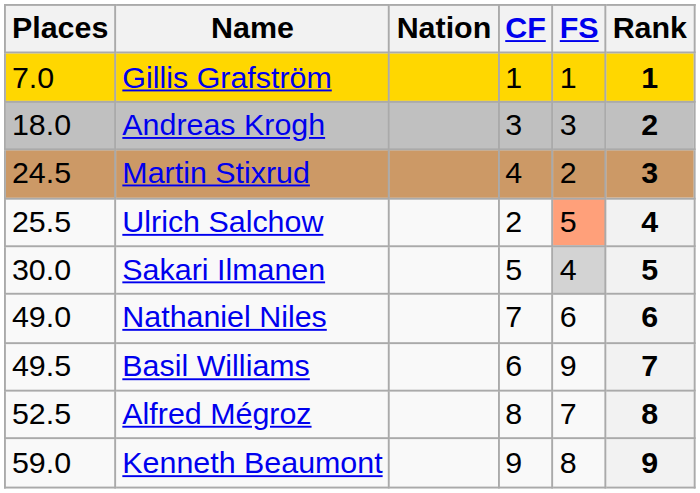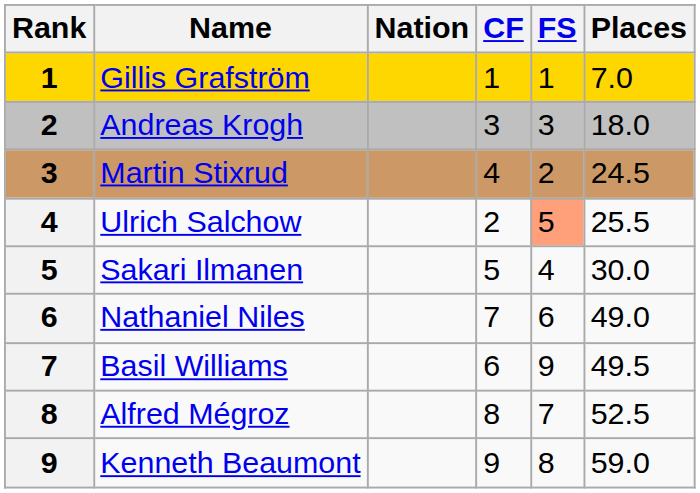columns swapped: (650, 28) <-> (60, 28)
(568, 269) lightgrey background -> (546, 269) no background
